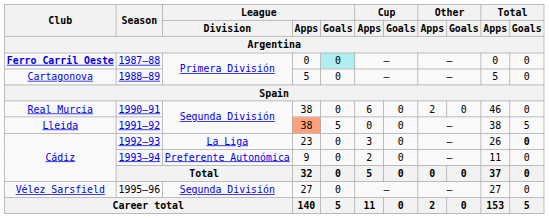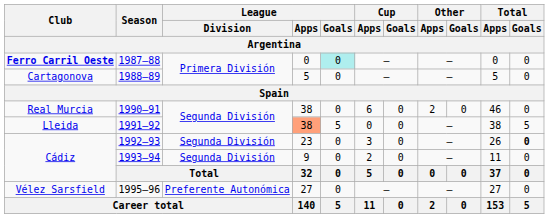(227, 141) La Liga -> (227, 141) Segunda División
(227, 157) Preferente Autonómica -> (227, 157) Segunda División
(227, 190) Segunda División -> (227, 190) Preferente Autonómica
